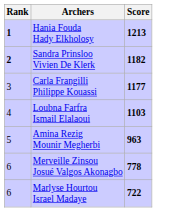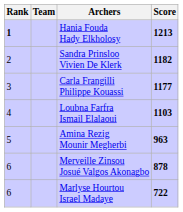+ column: (44, 12)
(9, 60) bold -> (9, 60) normal
(134, 167) 778 -> (161, 167) 878
